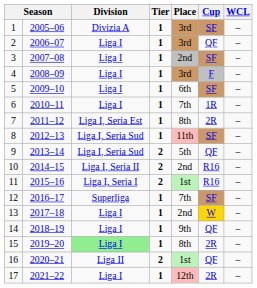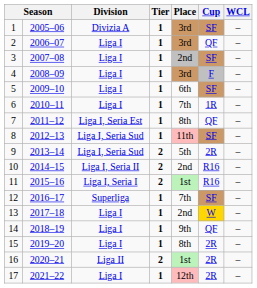(211, 120) 2R -> (211, 120) QF
(211, 151) QF -> (211, 151) 2R
(110, 244) lightgreen background -> (110, 244) no background
(211, 259) QF -> (211, 259) 2R
